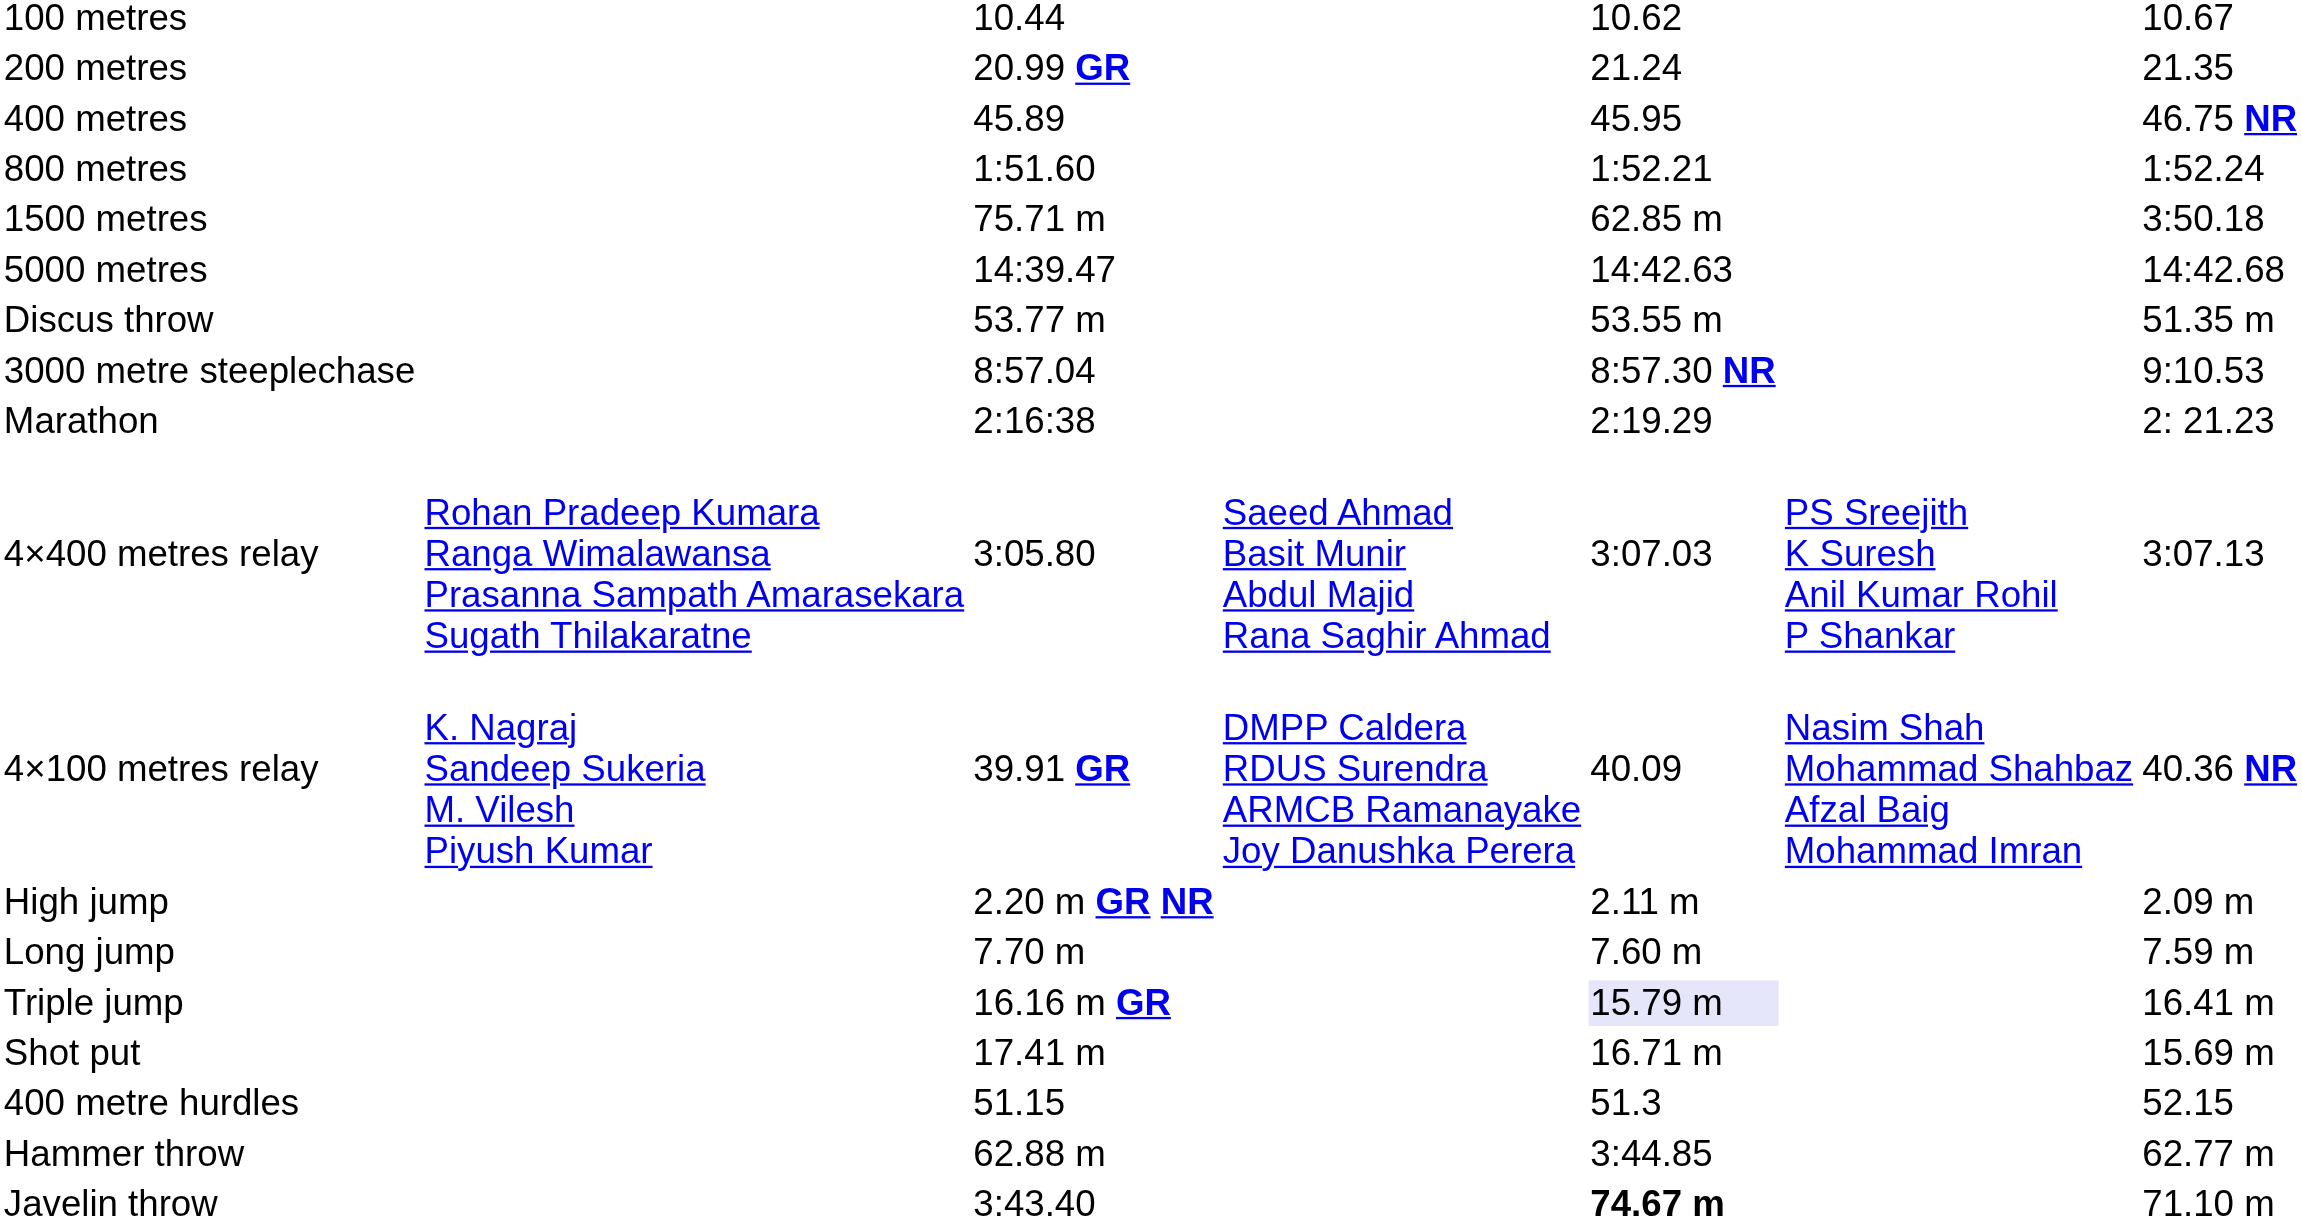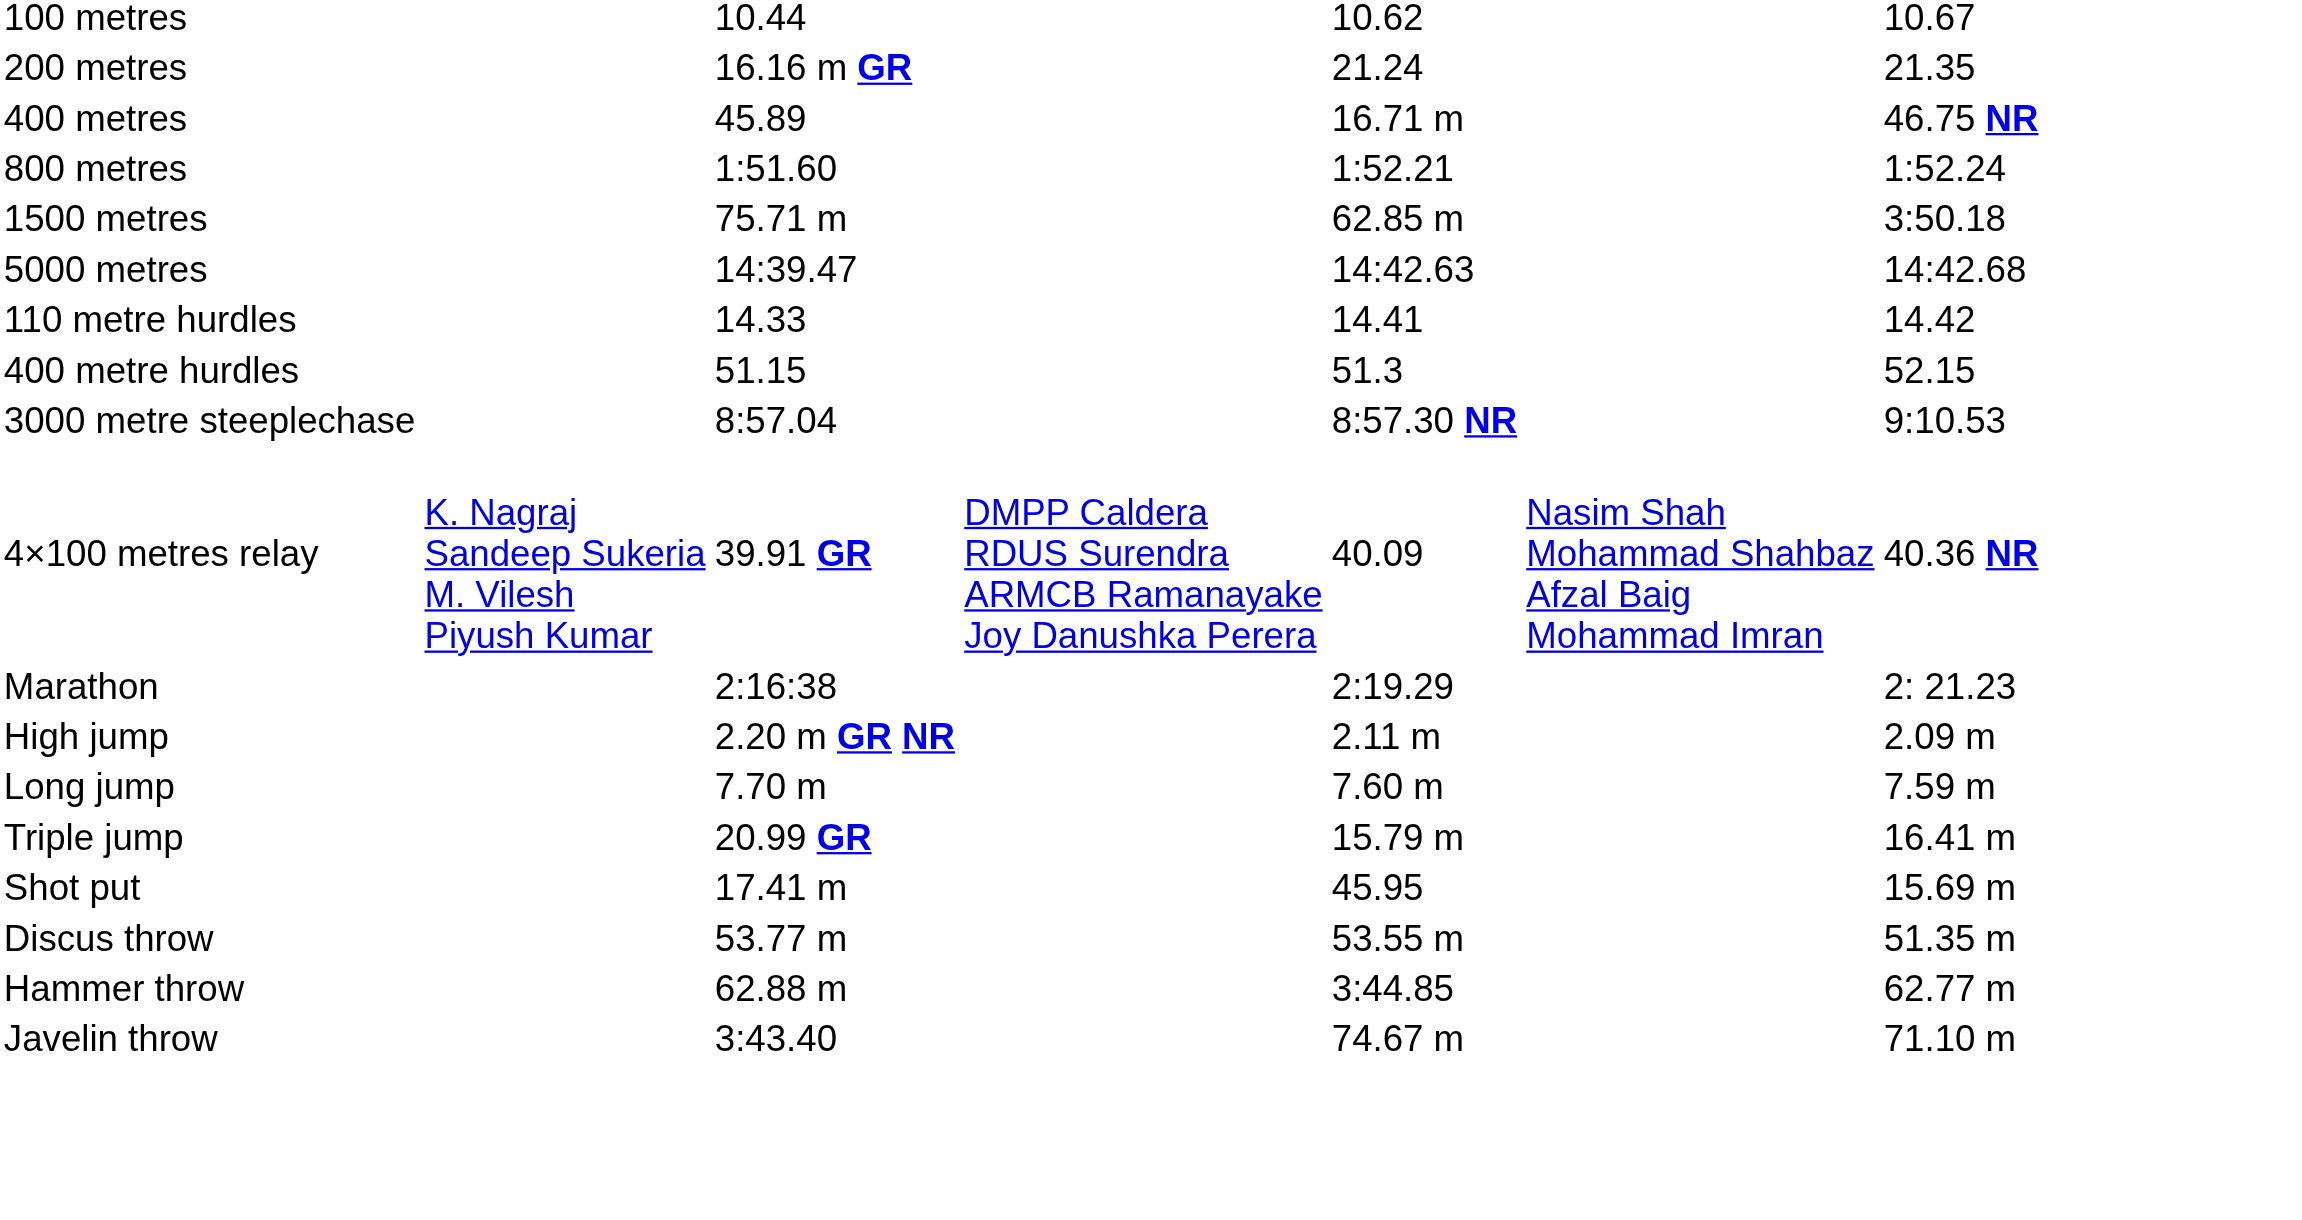(1052, 68) 20.99 GR -> (814, 68) 16.16 m GR
(1636, 118) 45.95 -> (1398, 118) 16.71 m
+ row: (150, 320)
rows swapped: (152, 1103) <-> (109, 320)
rows swapped: (161, 768) <-> (81, 420)
- row: (161, 553)
(1072, 1002) 16.16 m GR -> (793, 837) 20.99 GR
(1657, 1002) lavender background -> (1398, 837) no background
(1657, 1052) 16.71 m -> (1378, 888) 45.95
(1658, 1204) bold -> (1398, 1039) normal
